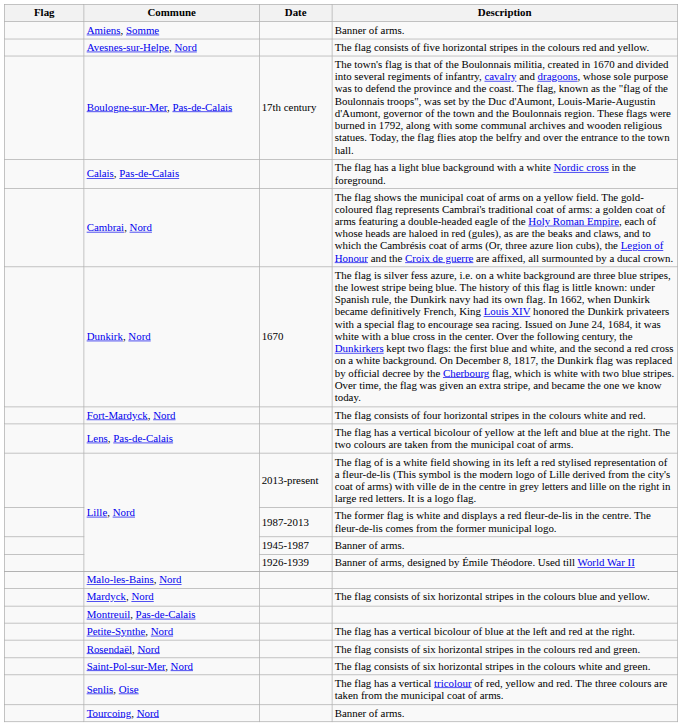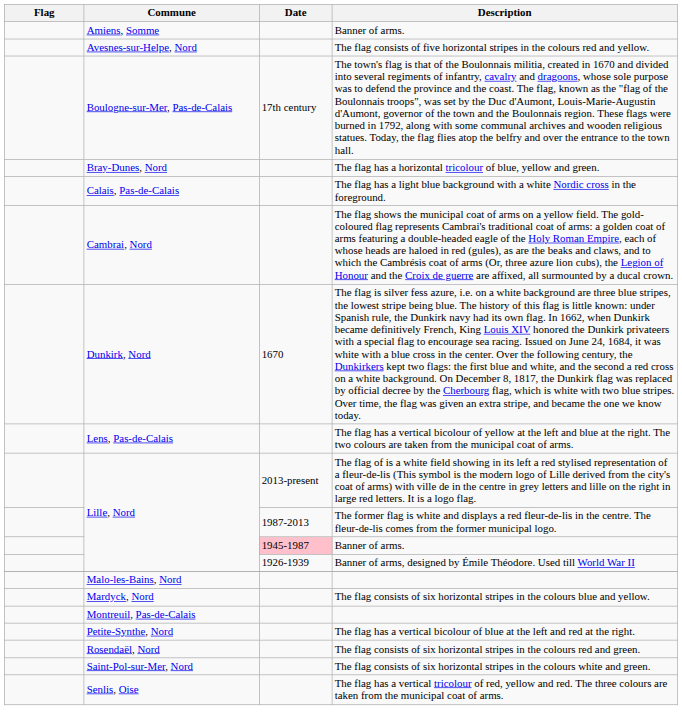+ row: (127, 167)
- row: (131, 415)
(285, 545) no background -> (285, 545) pink background
- row: (123, 713)
